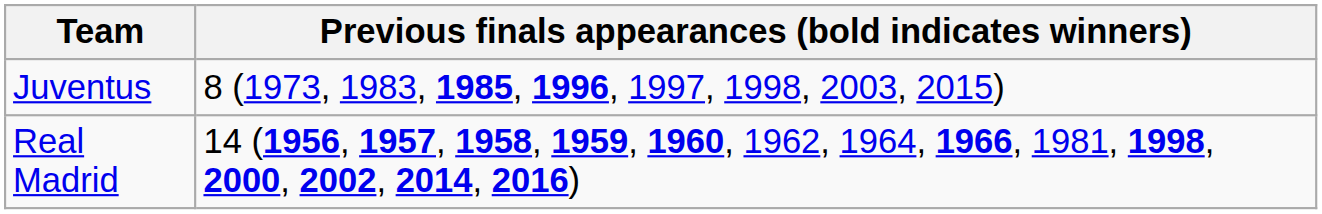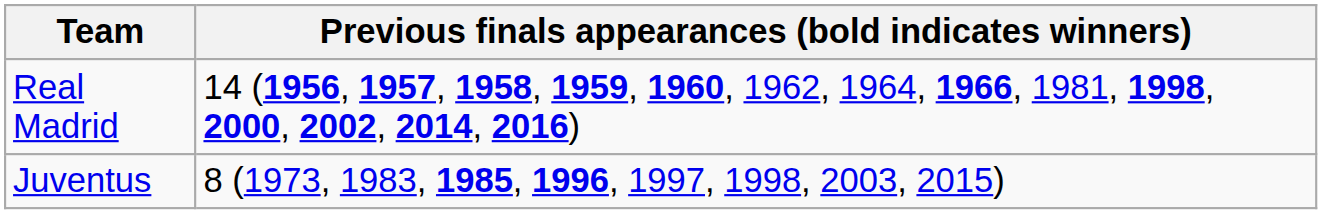rows swapped: (82, 86) <-> (66, 160)
